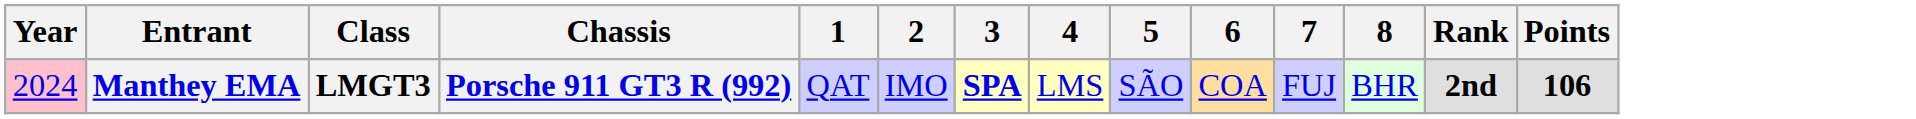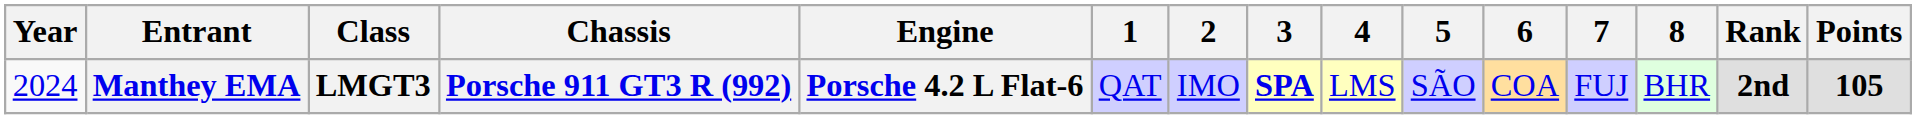+ column: (945, 31)
(45, 85) pink background -> (45, 85) no background
(1567, 85) 106 -> (1859, 85) 105
